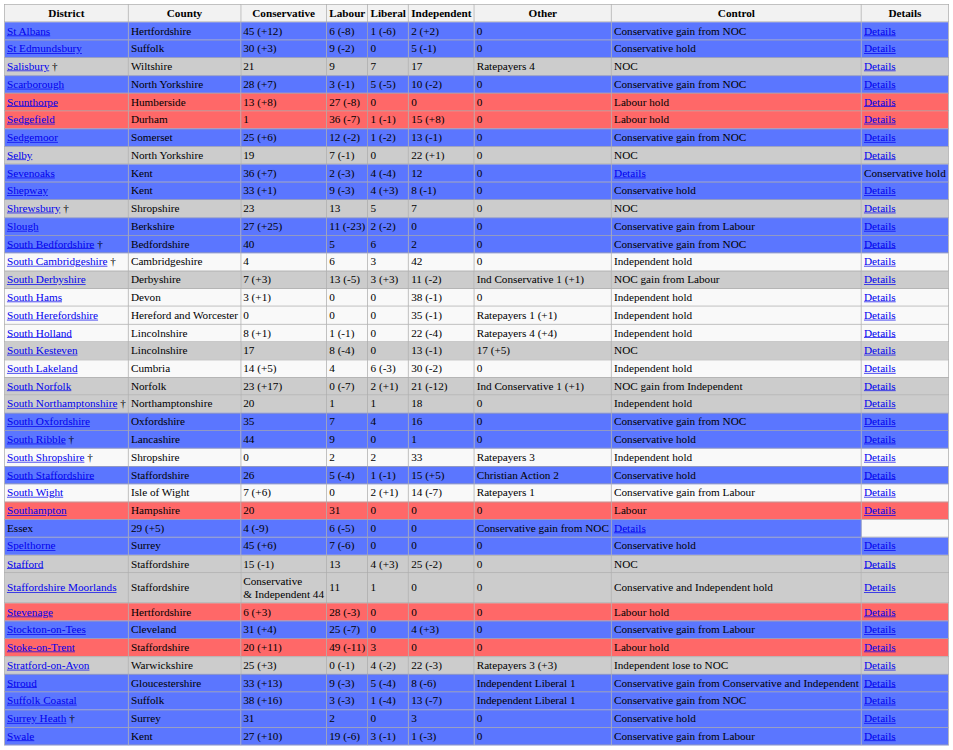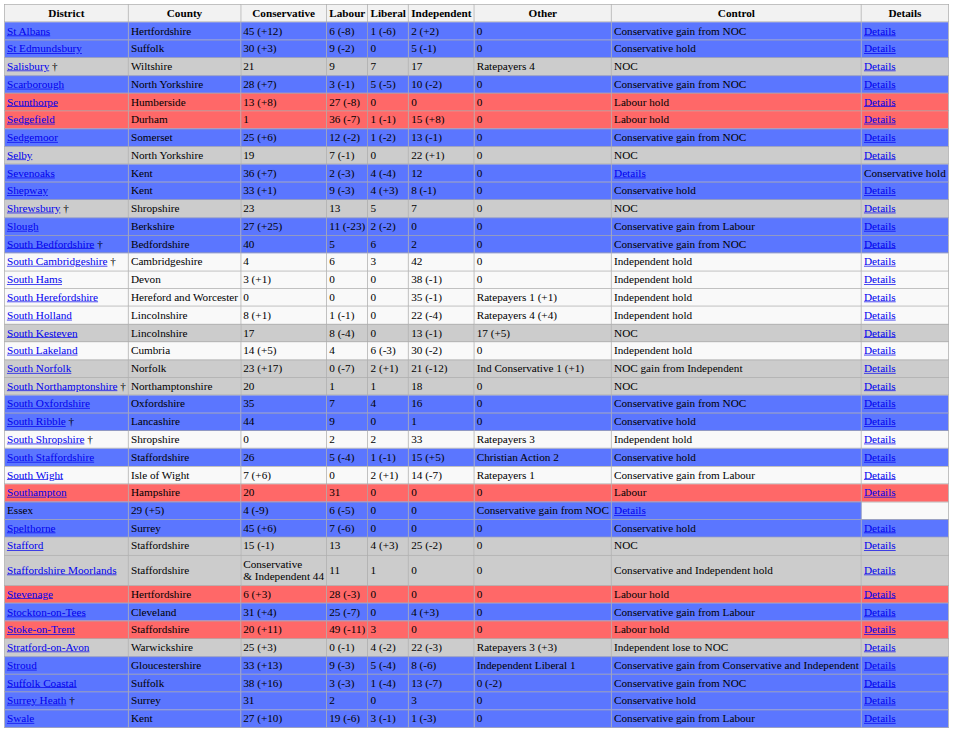- row: (46, 279)
(653, 404) Independent hold -> (626, 386) NOC
(526, 700) Independent Liberal 1 -> (489, 683) 0 (-2)
